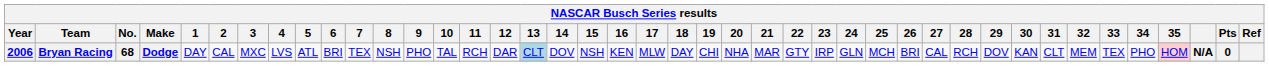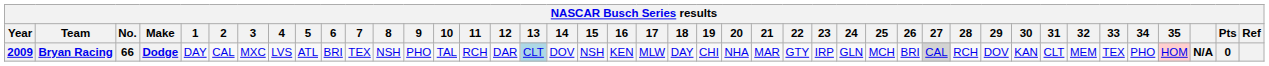(20, 52) 2006 -> (20, 52) 2009
(128, 52) 68 -> (128, 52) 66
(936, 52) no background -> (936, 52) lightgrey background
